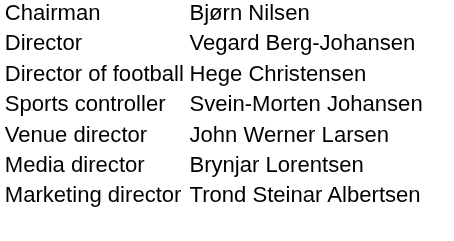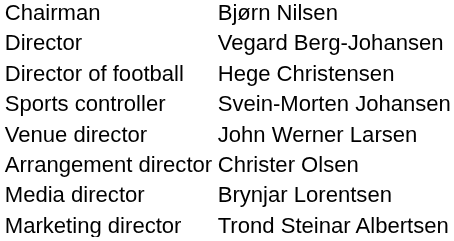+ row: (108, 164)
